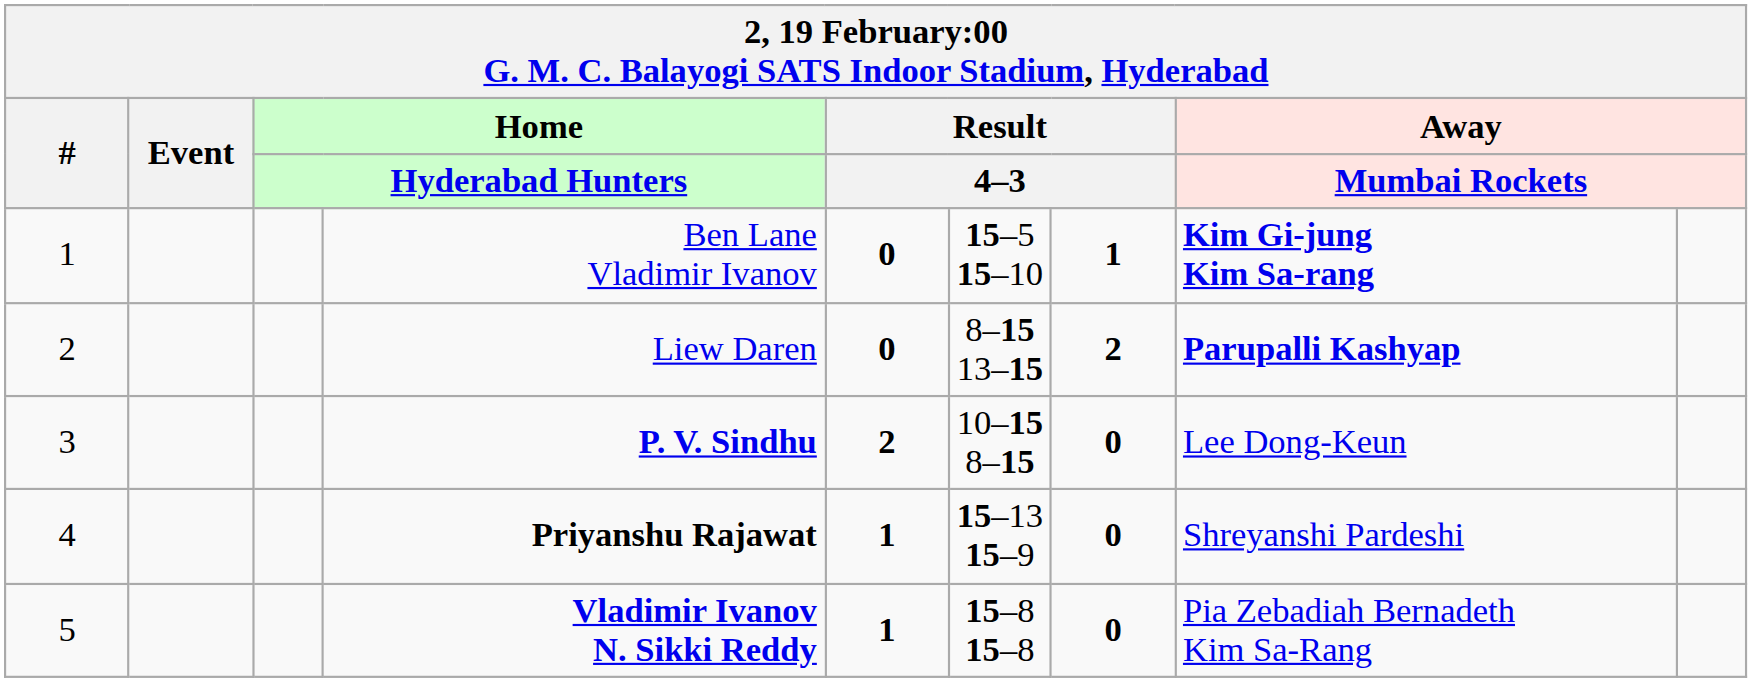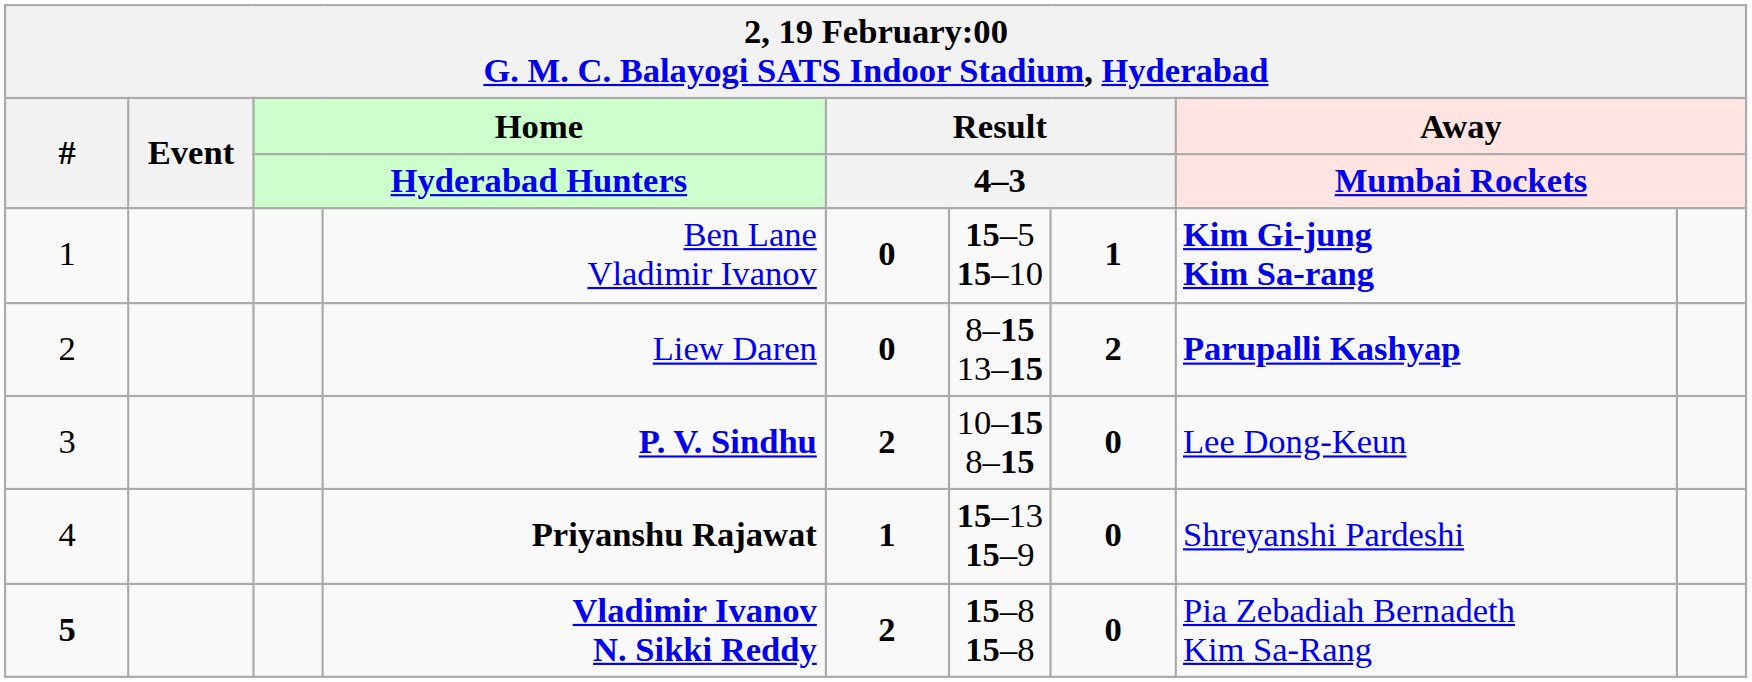(67, 629) normal -> (67, 629) bold
(887, 629) 1 -> (887, 629) 2
